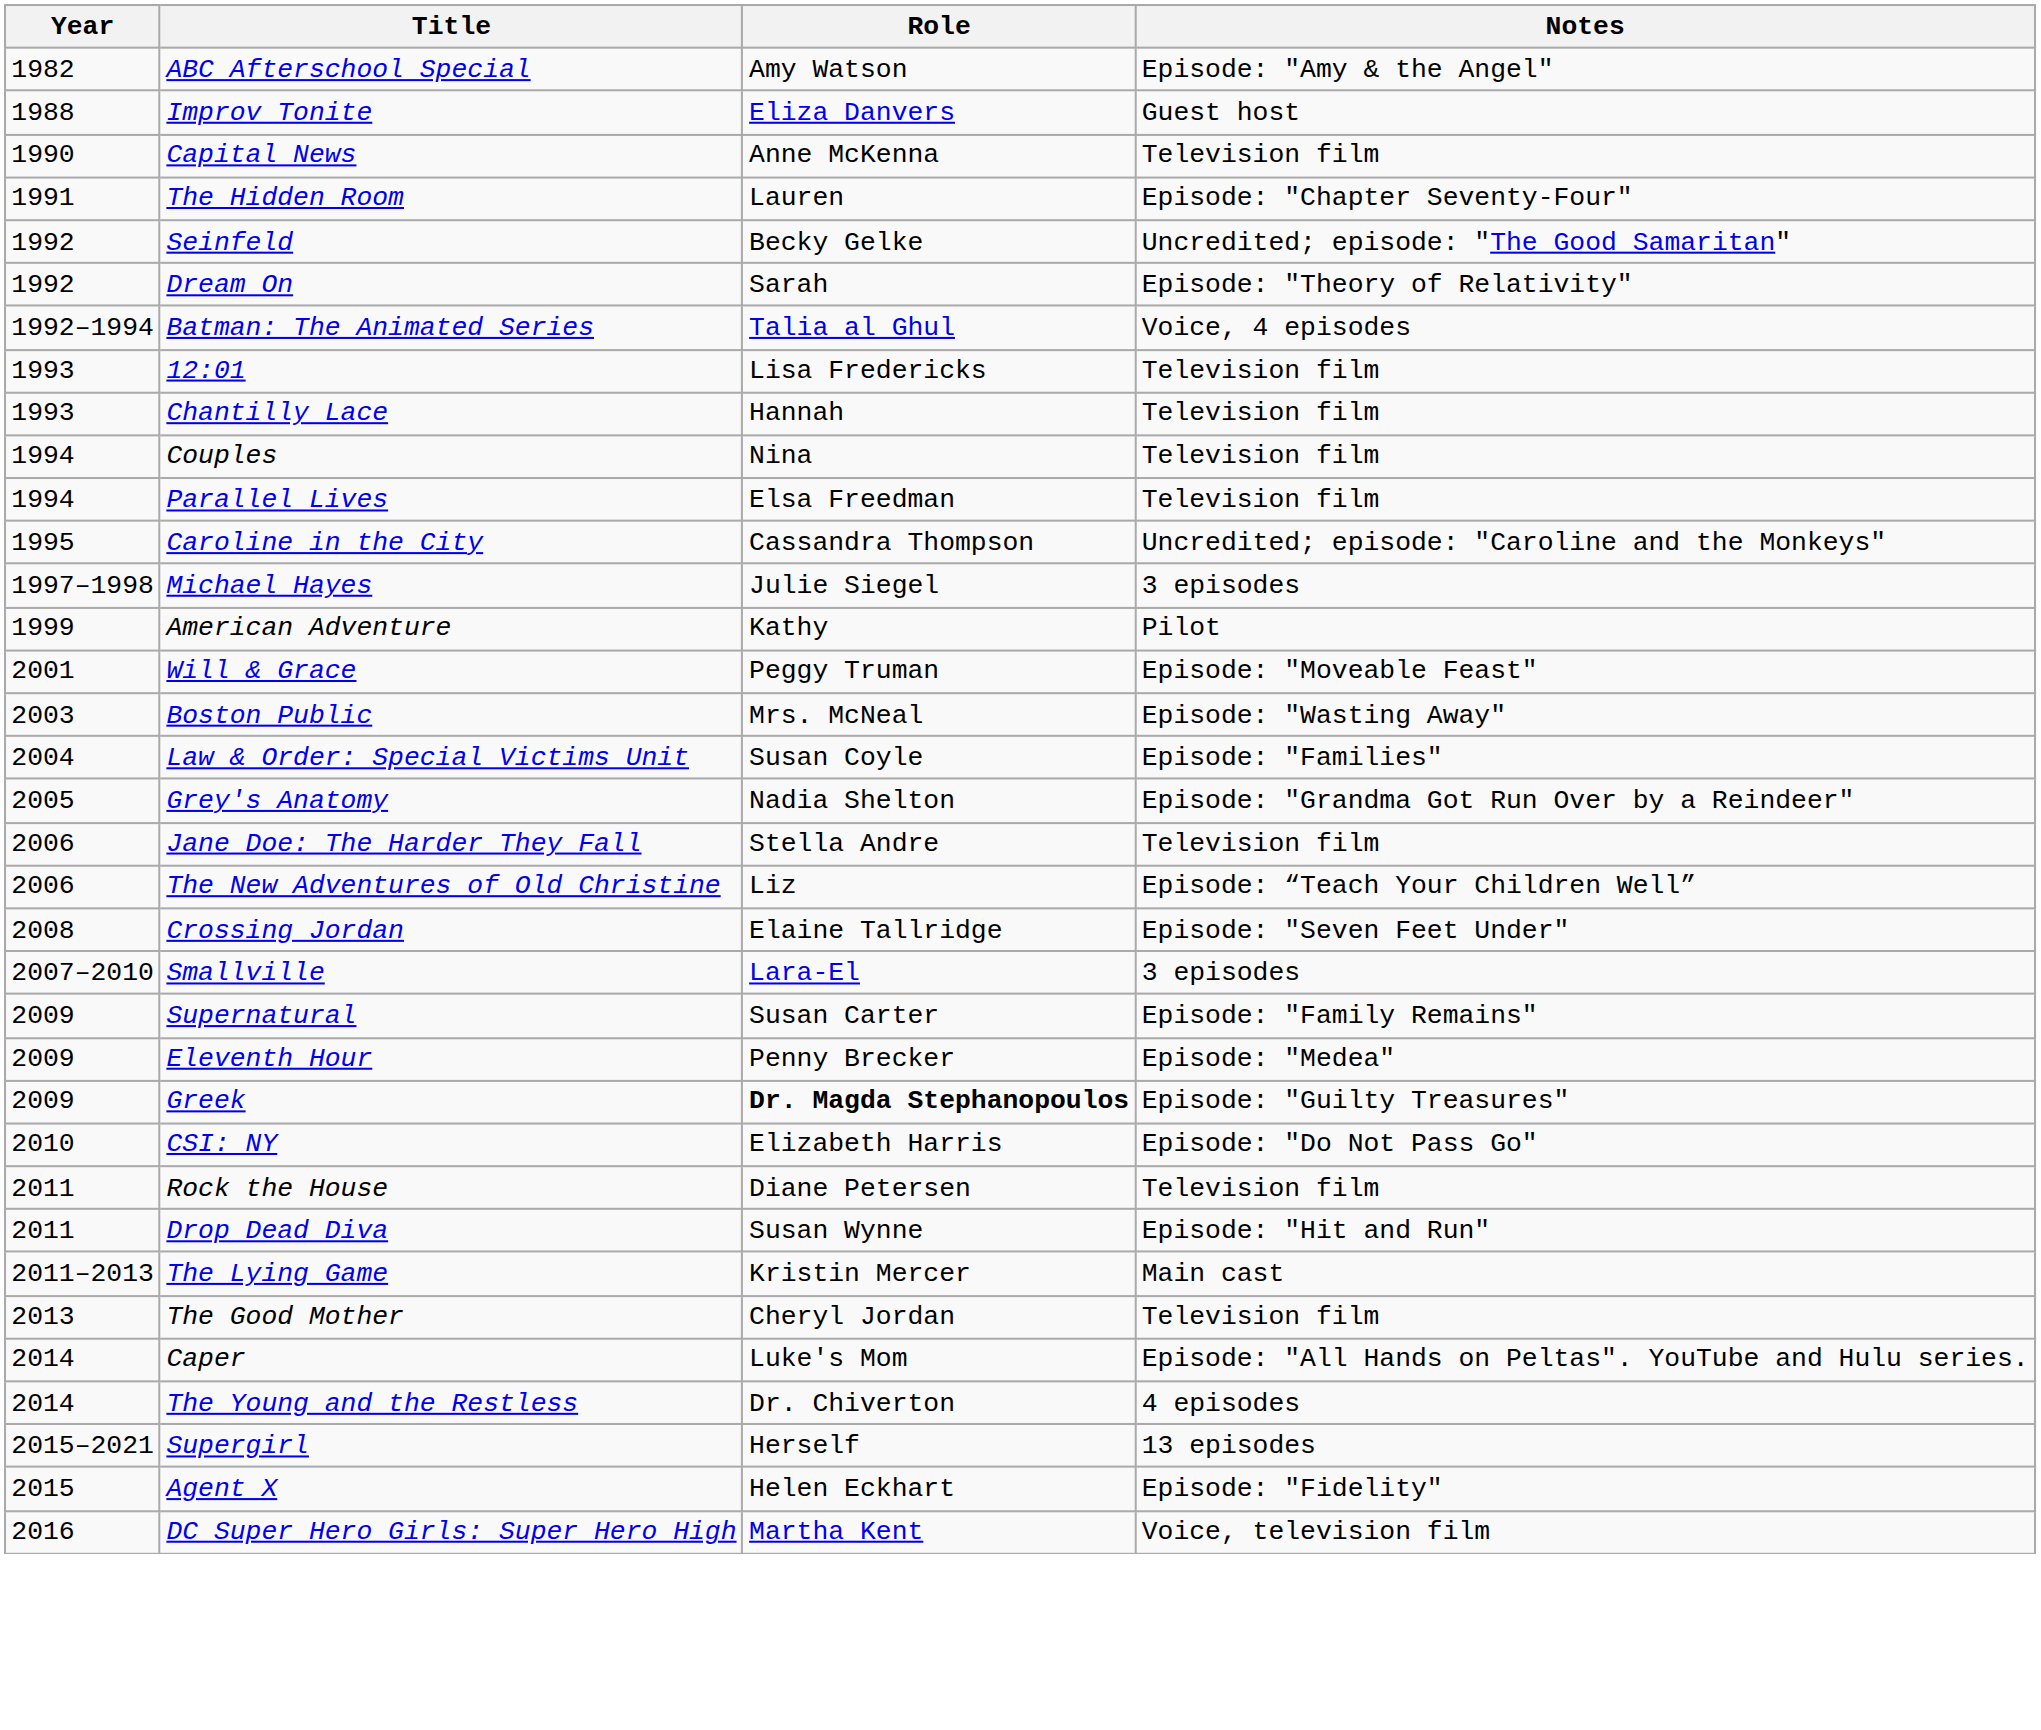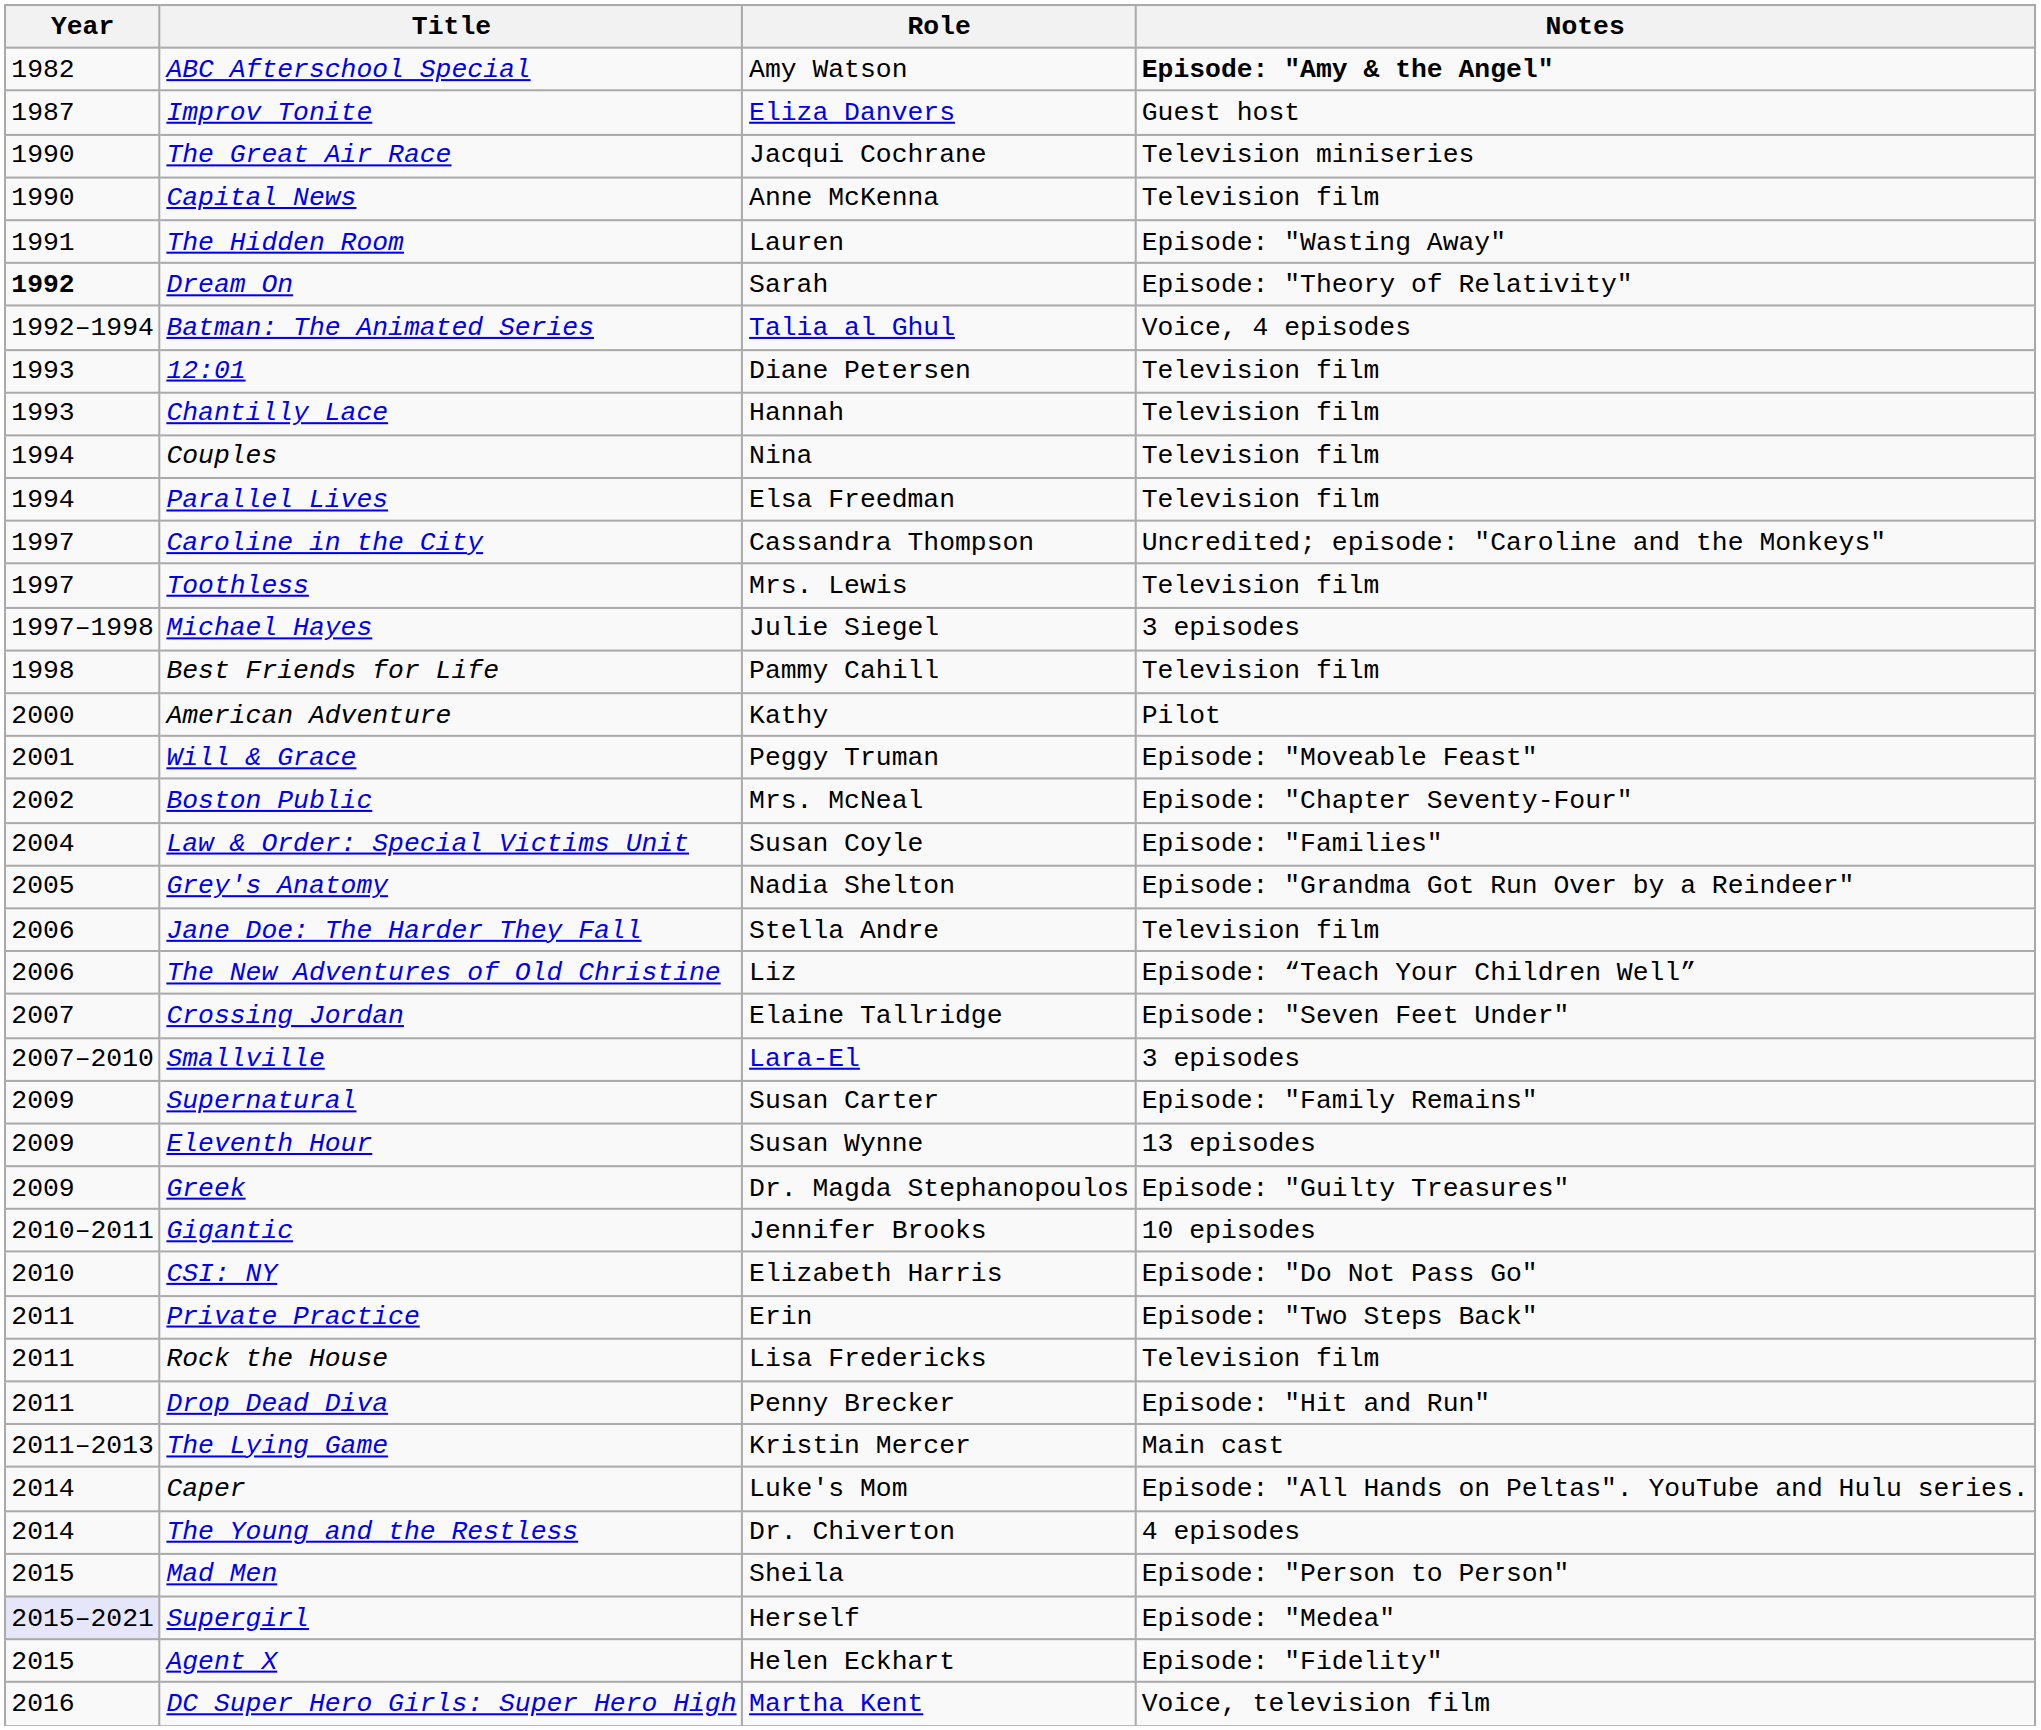(1348, 70) normal -> (1348, 70) bold
(43, 113) 1988 -> (43, 113) 1987
+ row: (309, 156)
(1387, 199) Episode: "Chapter Seventy-Four" -> (1324, 242) Episode: "Wasting Away"
- row: (230, 242)
(43, 285) normal -> (43, 285) bold
(868, 371) Lisa Fredericks -> (860, 371) Diane Petersen
(43, 543) 1995 -> (43, 543) 1997
+ row: (238, 586)
+ row: (333, 672)
(43, 629) 1999 -> (43, 715) 2000
(43, 715) 2003 -> (43, 801) 2002
(1324, 715) Episode: "Wasting Away" -> (1387, 801) Episode: "Chapter Seventy-Four"
(43, 930) 2008 -> (43, 1016) 2007
(852, 1059) Penny Brecker -> (836, 1145) Susan Wynne
(1268, 1059) Episode: "Medea" -> (1229, 1145) 13 episodes
(939, 1102) bold -> (939, 1188) normal
+ row: (230, 1231)
+ row: (293, 1317)
(860, 1188) Diane Petersen -> (868, 1360) Lisa Fredericks
(836, 1231) Susan Wynne -> (852, 1403) Penny Brecker
- row: (285, 1317)
+ row: (222, 1575)
(83, 1446) no background -> (83, 1618) lavender background
(1229, 1446) 13 episodes -> (1268, 1618) Episode: "Medea"
